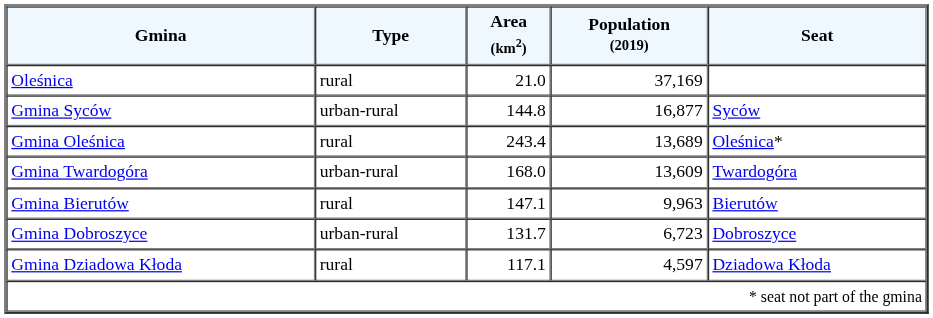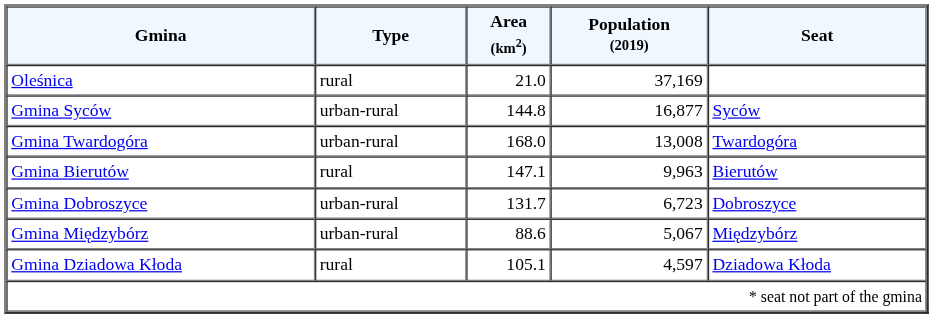- row: (68, 141)
(679, 172) 13,609 -> (679, 141) 13,008
+ row: (80, 233)
(526, 264) 117.1 -> (526, 264) 105.1
